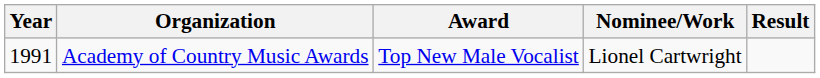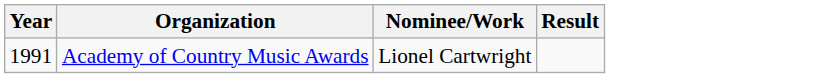- column: (479, 21)
